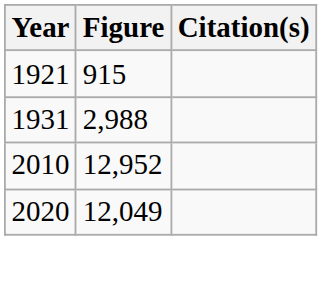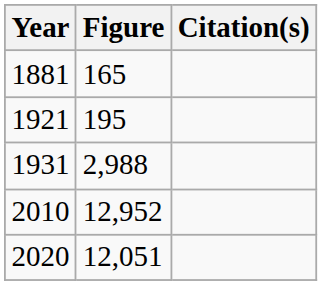+ row: (41, 73)
(105, 73) 915 -> (105, 119) 195
(123, 211) 12,049 -> (123, 257) 12,051
